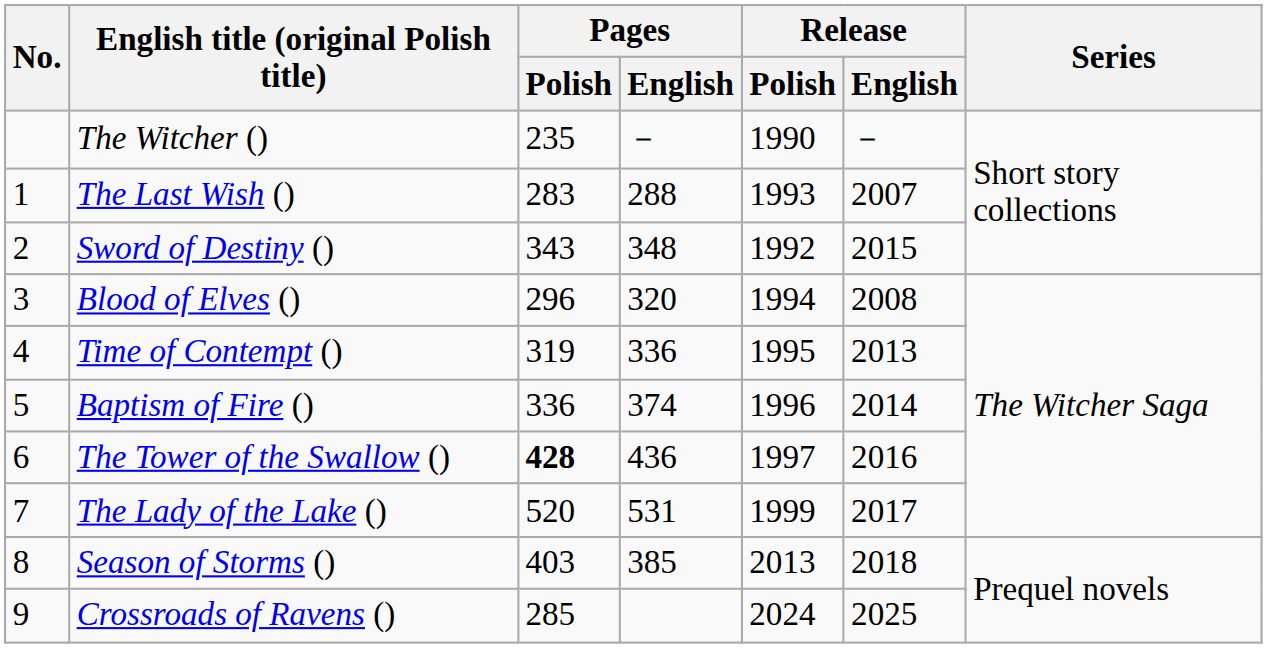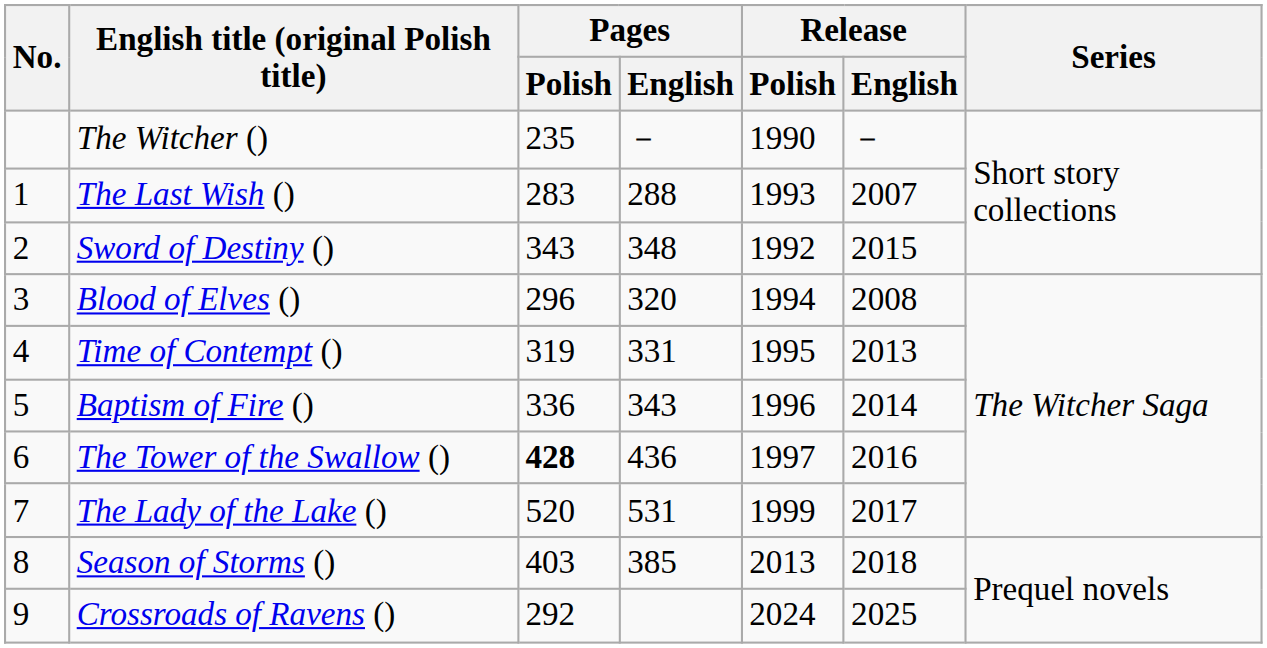(652, 352) 336 -> (652, 352) 331
(652, 404) 374 -> (652, 404) 343
(550, 614) 285 -> (550, 614) 292
